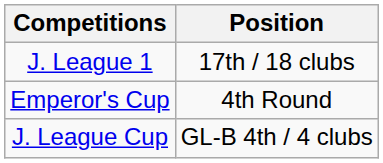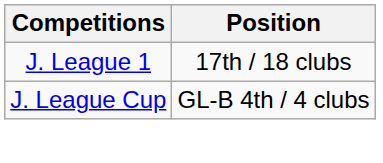- row: (90, 99)
